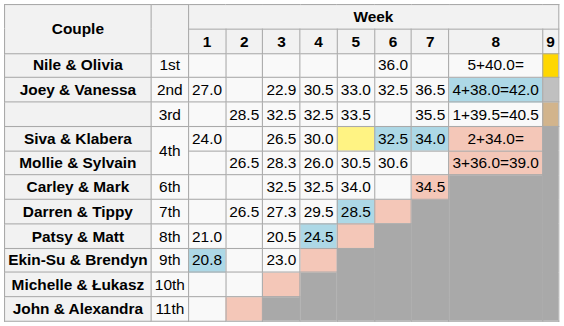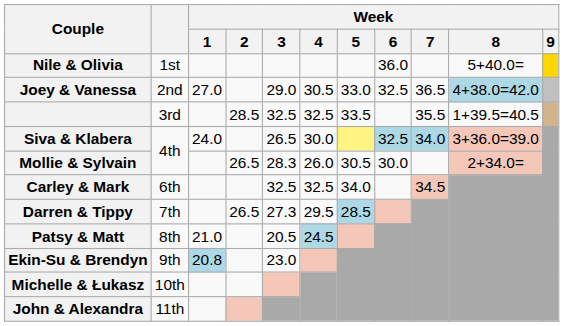(281, 90) 22.9 -> (281, 90) 29.0
(496, 139) 2+34.0= -> (496, 139) 3+36.0=39.0
(393, 163) 30.6 -> (393, 163) 30.0
(496, 163) 3+36.0=39.0 -> (496, 163) 2+34.0=
